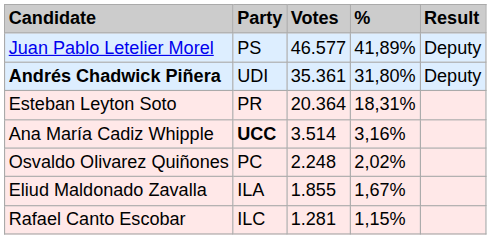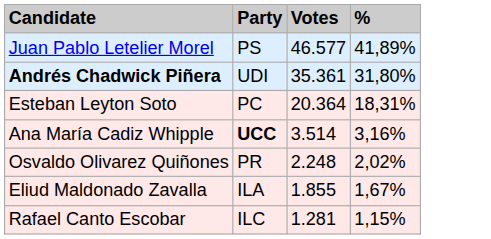- column: (452, 18)
(250, 104) PR -> (250, 104) PC
(250, 162) PC -> (250, 162) PR
